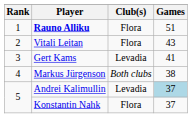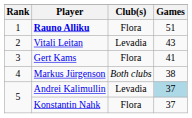(131, 43) Flora -> (131, 43) Levadia
(131, 58) Levadia -> (131, 58) Flora
